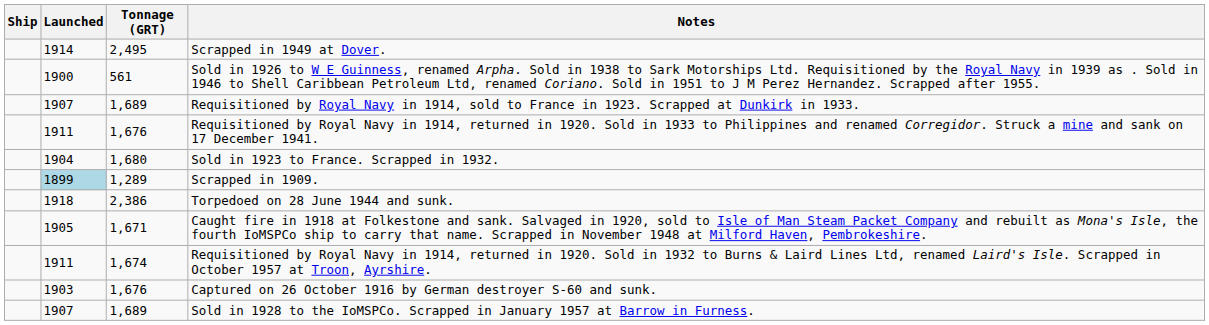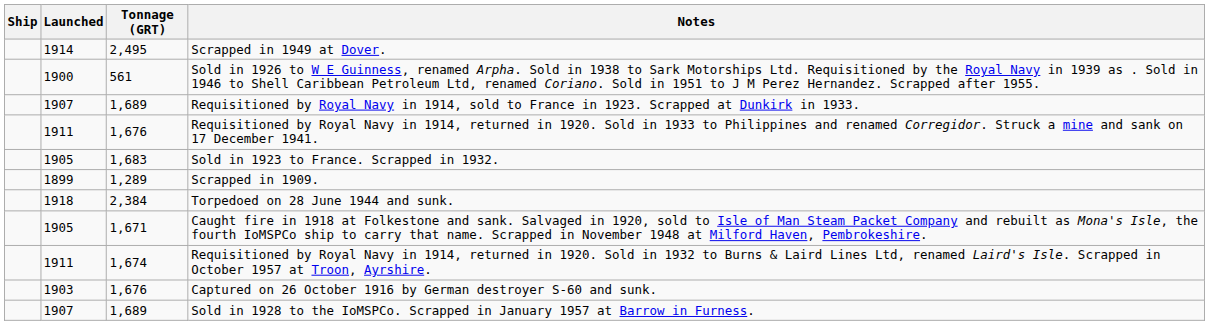(58, 160) 1904 -> (58, 160) 1905
(128, 160) 1,680 -> (128, 160) 1,683
(58, 180) lightblue background -> (58, 180) no background
(128, 200) 2,386 -> (128, 200) 2,384
